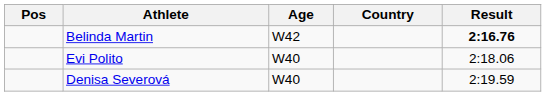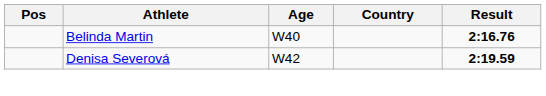(286, 36) W42 -> (286, 36) W40
- row: (94, 58)
(286, 79) W40 -> (286, 58) W42
(492, 79) normal -> (492, 58) bold
